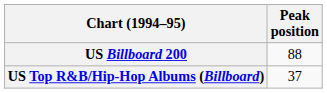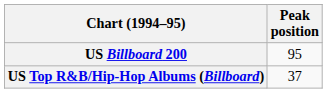(295, 54) 88 -> (295, 54) 95
